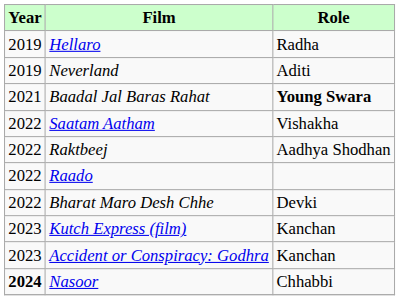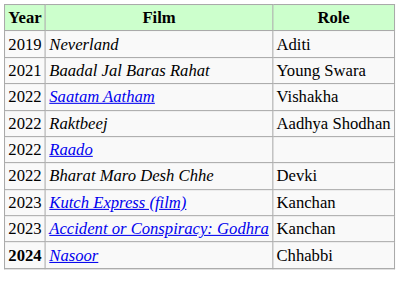- row: (75, 44)
(324, 96) bold -> (321, 70) normal
